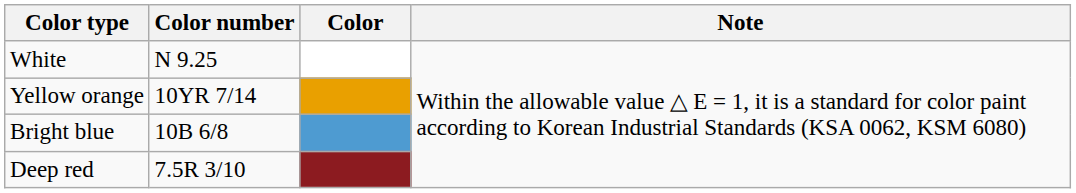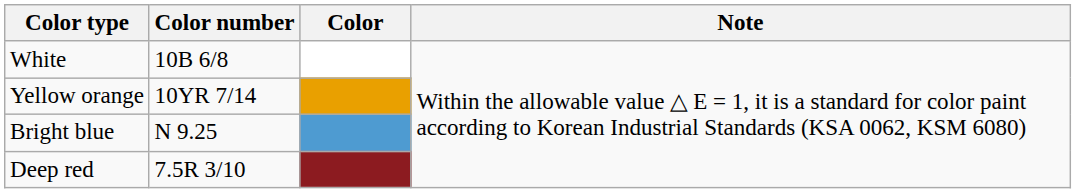(186, 59) N 9.25 -> (191, 59) 10B 6/8
(191, 132) 10B 6/8 -> (186, 132) N 9.25
